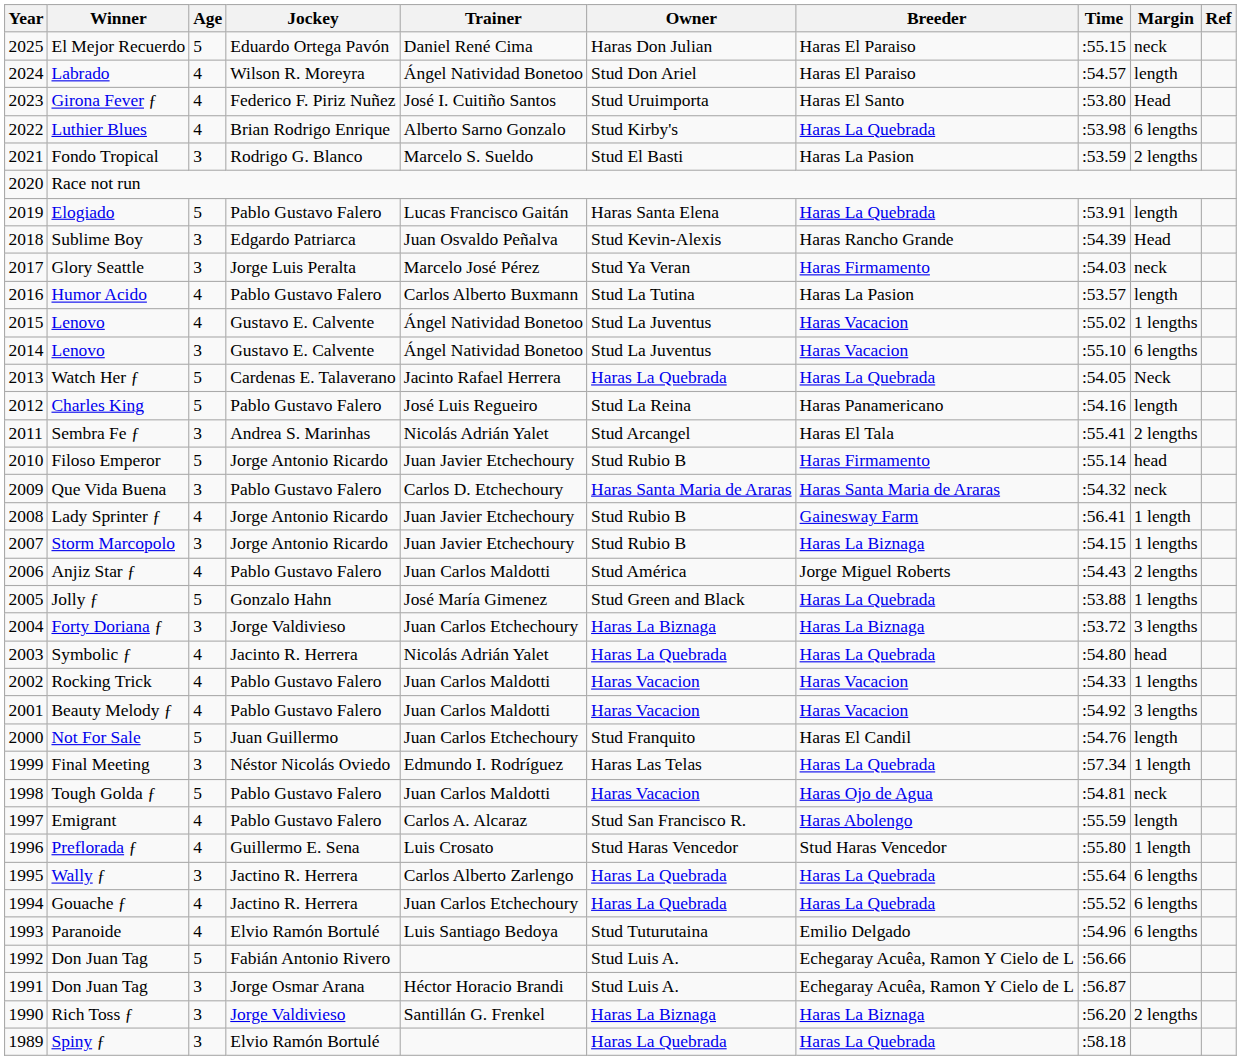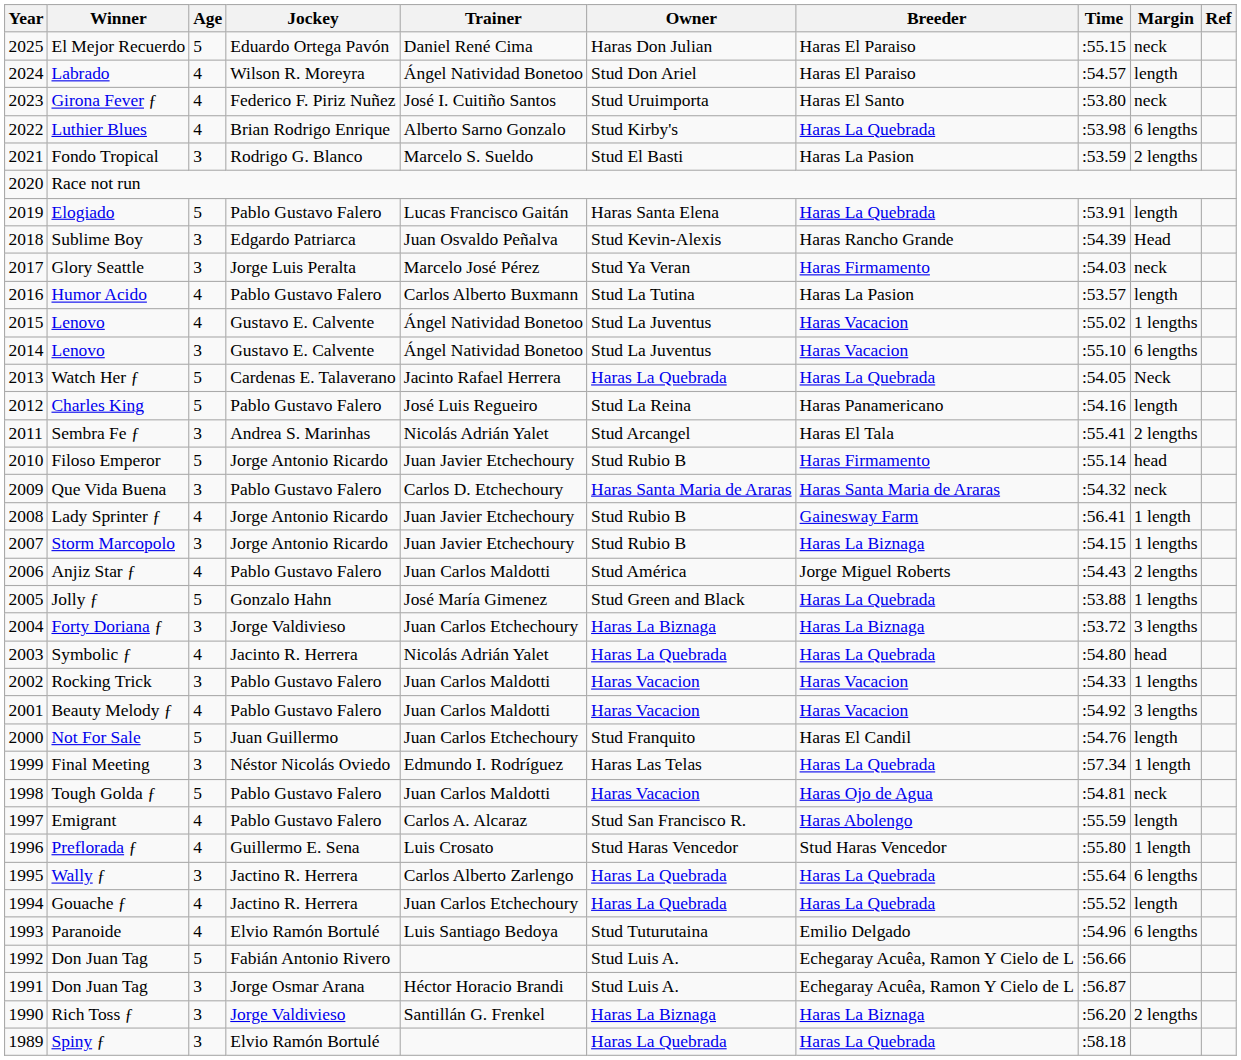(1152, 101) Head -> (1151, 101) neck
(198, 682) 4 -> (198, 682) 3
(1166, 903) 6 lengths -> (1156, 903) length
